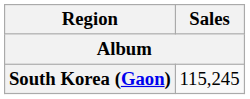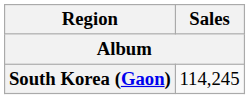(210, 78) 115,245 -> (210, 78) 114,245
